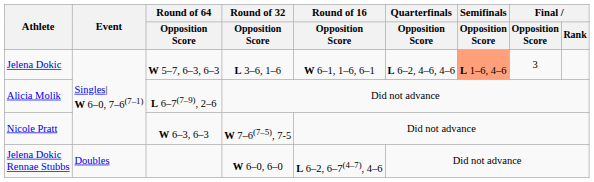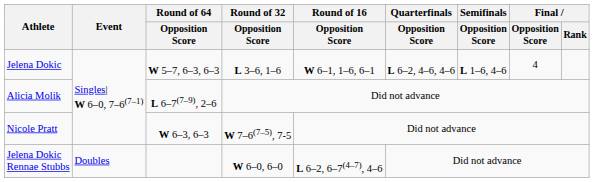(483, 71) lightsalmon background -> (483, 71) no background
(535, 65) 3 -> (535, 65) 4
